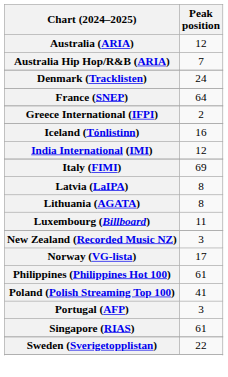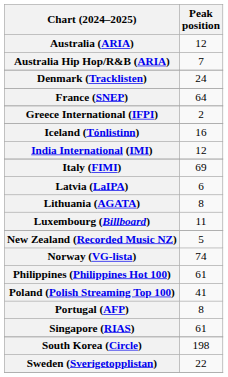(201, 185) 8 -> (201, 185) 6
(201, 239) 3 -> (201, 239) 5
(201, 256) 17 -> (201, 256) 74
(201, 310) 3 -> (201, 310) 8
+ row: (92, 345)
